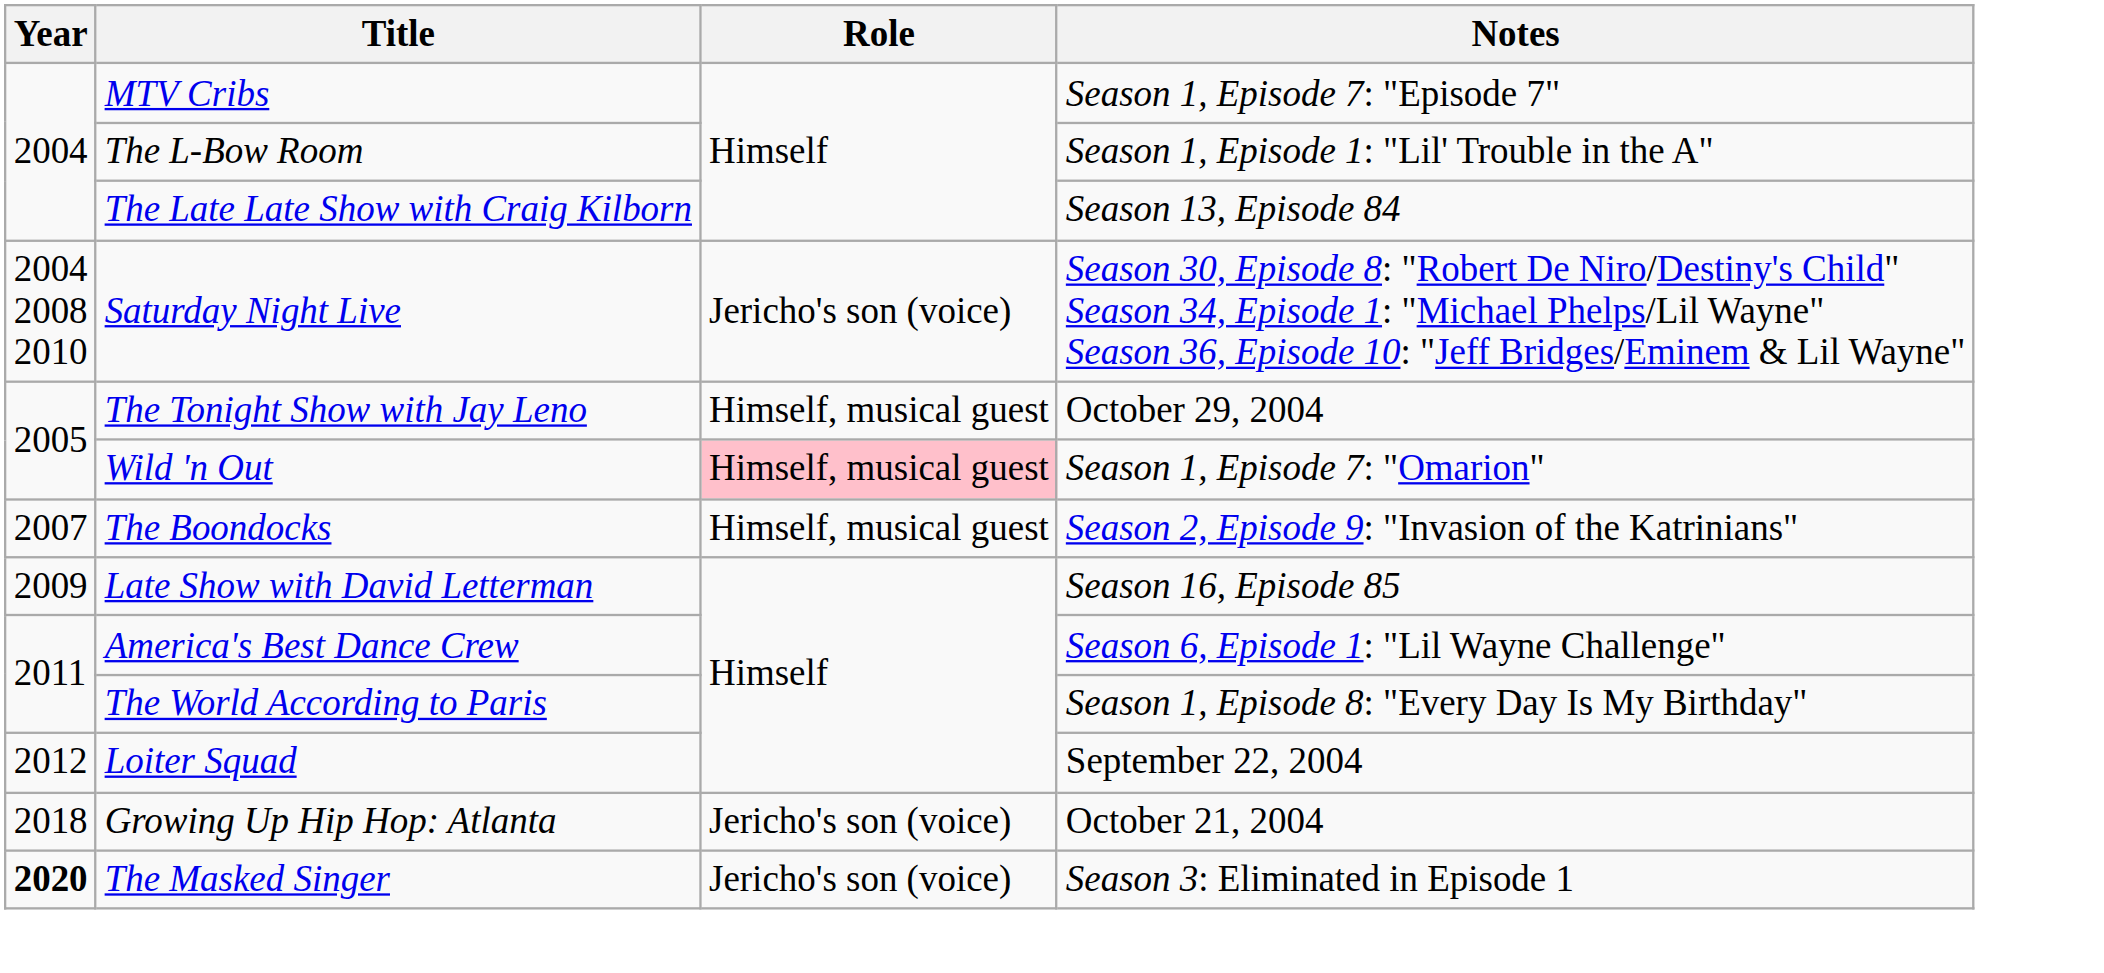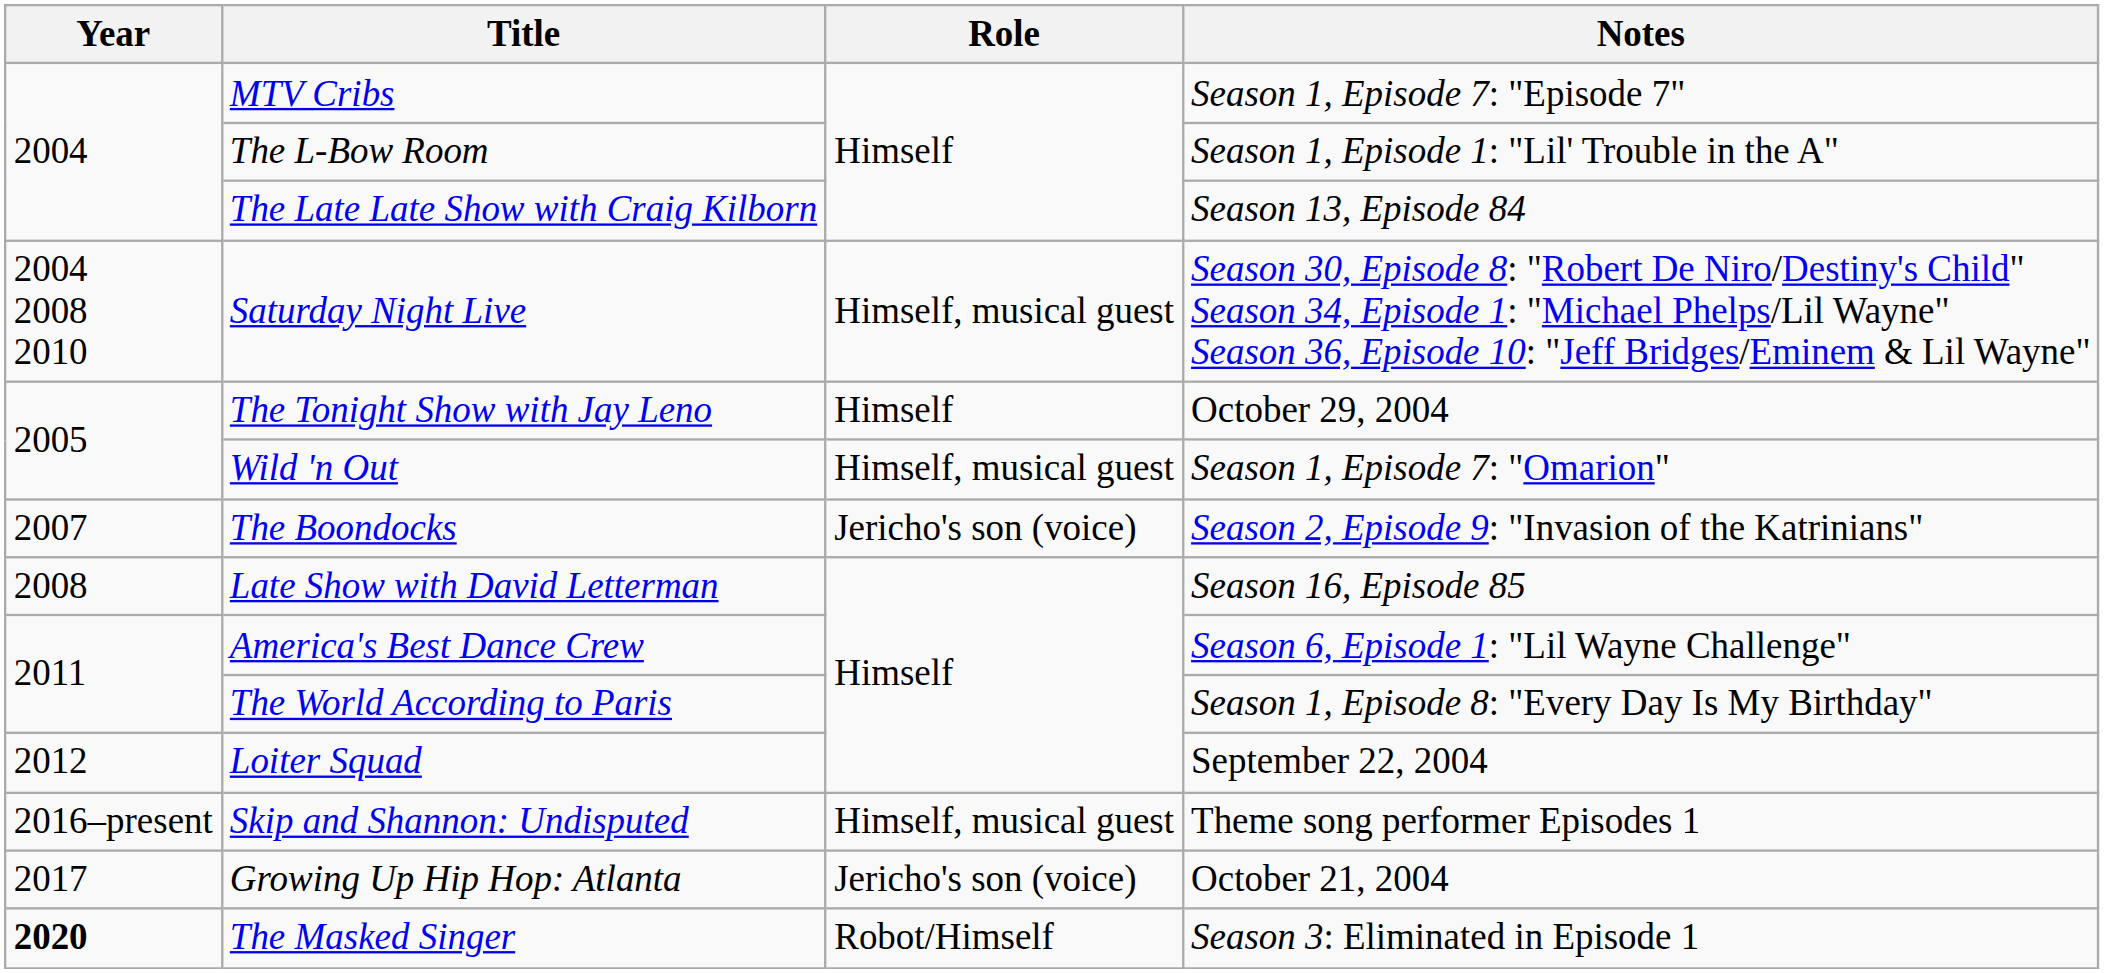(860, 309) Jericho's son (voice) -> (1004, 309) Himself, musical guest
(879, 410) Himself, musical guest -> (894, 410) Himself
(879, 468) pink background -> (1004, 468) no background
(879, 527) Himself, musical guest -> (985, 527) Jericho's son (voice)
(51, 585) 2009 -> (51, 585) 2008
+ row: (459, 820)
(51, 820) 2018 -> (51, 878) 2017
(860, 878) Jericho's son (voice) -> (944, 937) Robot/Himself
